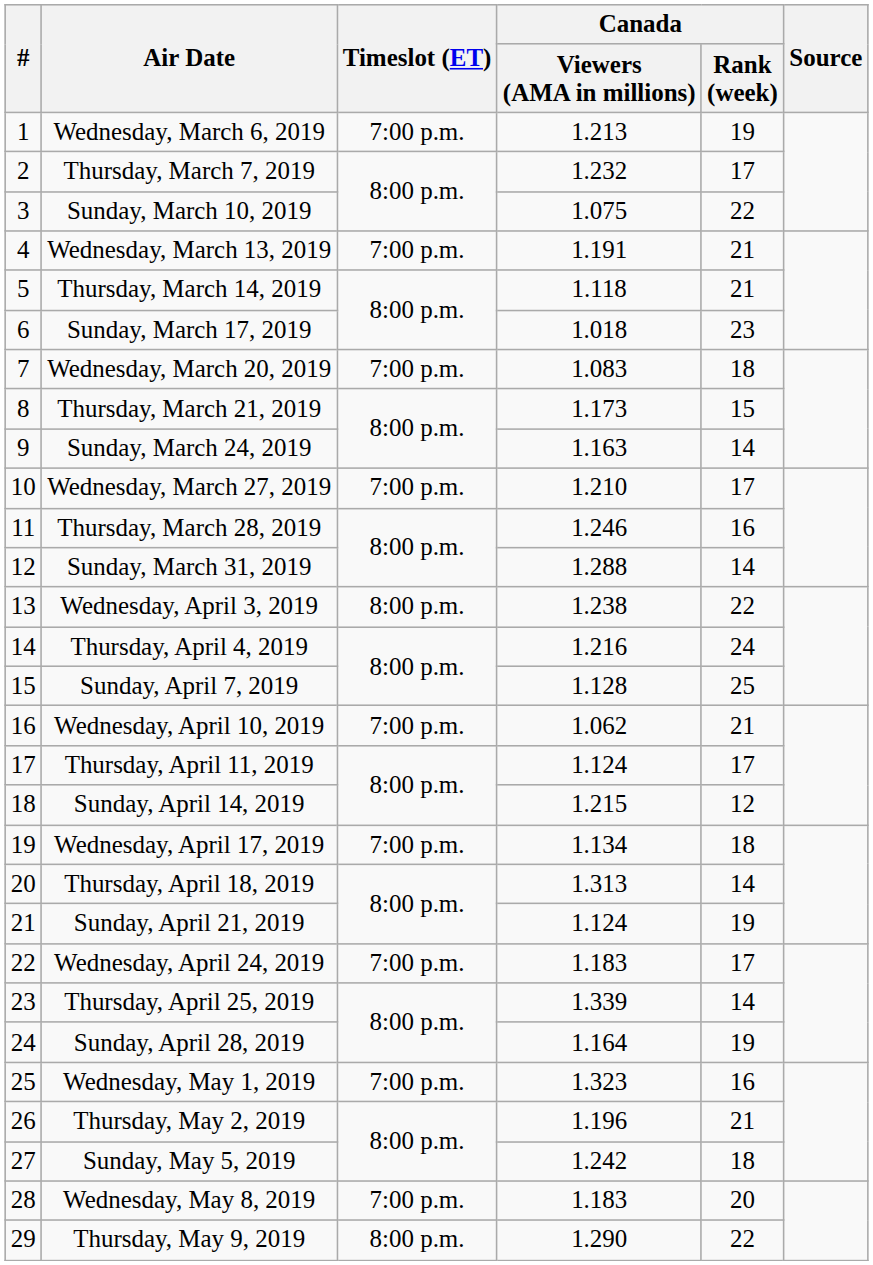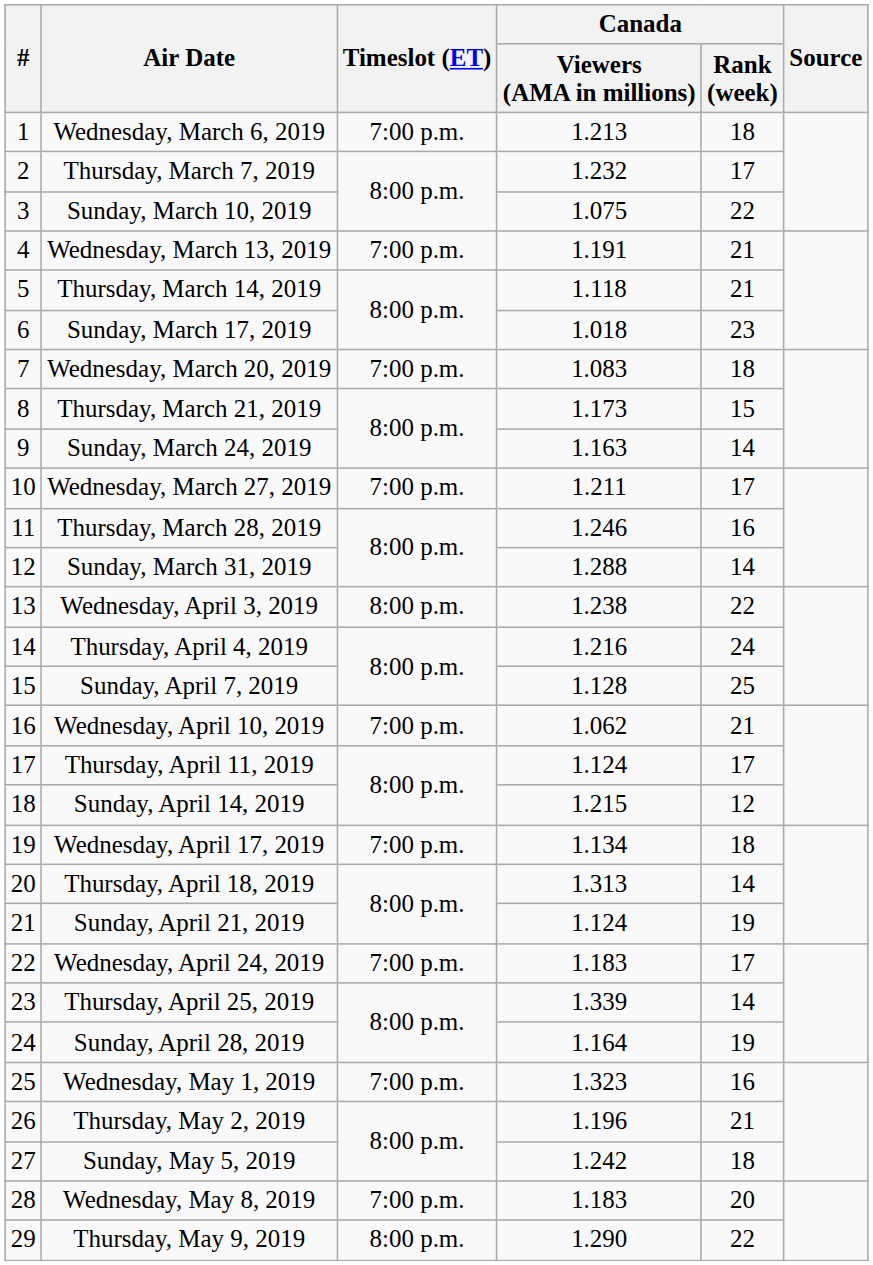(742, 131) 19 -> (742, 131) 18
(599, 487) 1.210 -> (599, 487) 1.211
